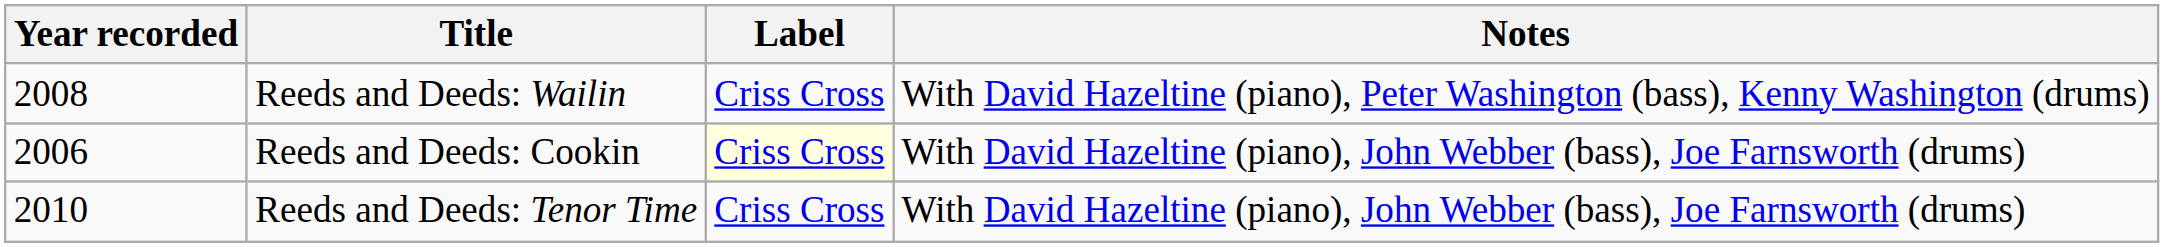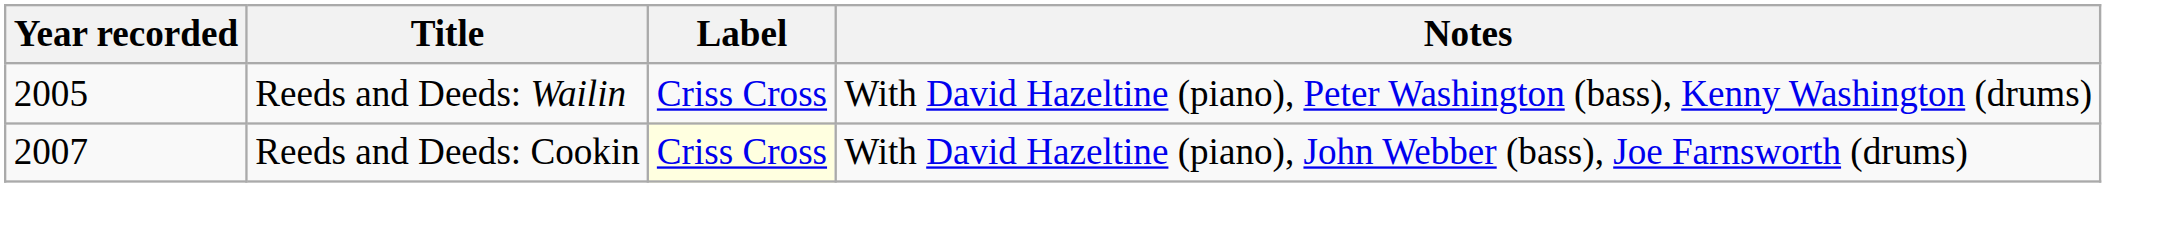(51, 92) 2008 -> (51, 92) 2005
(51, 151) 2006 -> (51, 151) 2007
- row: (476, 210)
